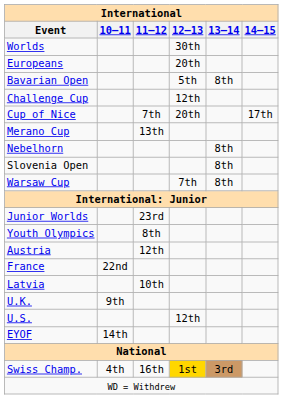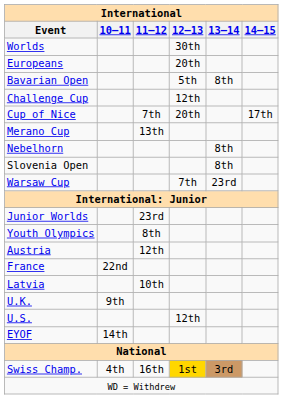(224, 182) 8th -> (224, 182) 23rd
